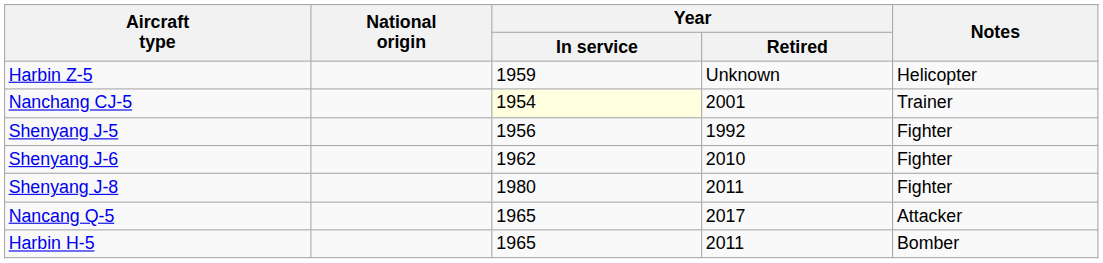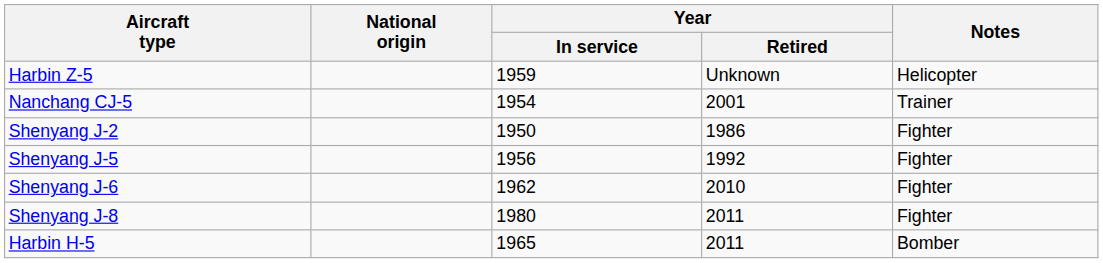(516, 103) lightyellow background -> (516, 103) no background
+ row: (63, 131)
- row: (61, 215)
